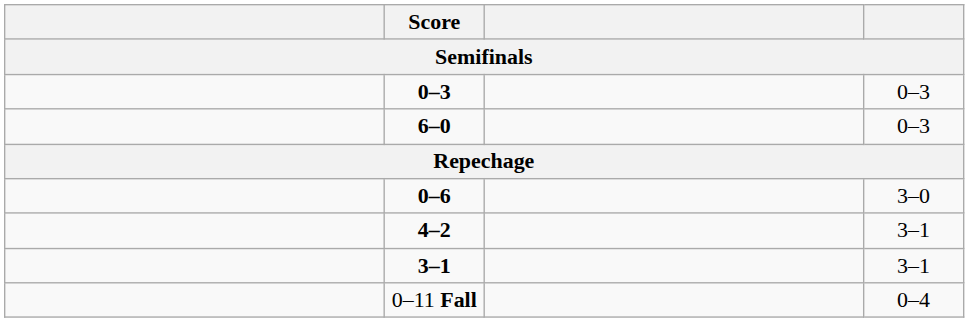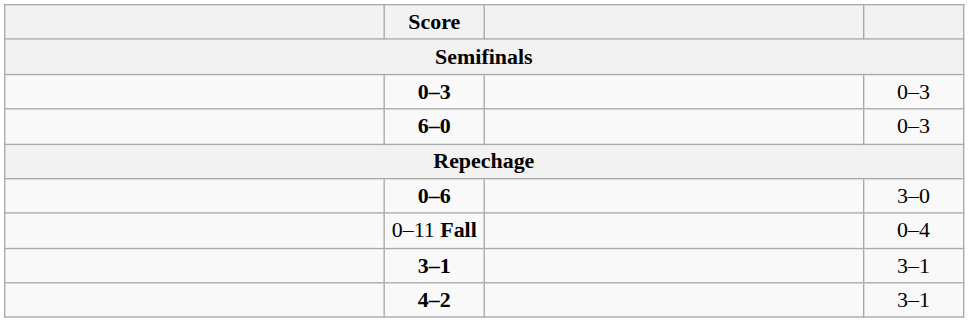rows swapped: (434, 230) <-> (434, 299)
